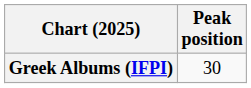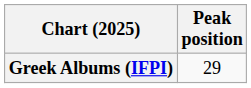(212, 67) 30 -> (212, 67) 29
